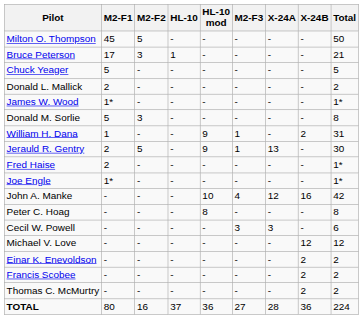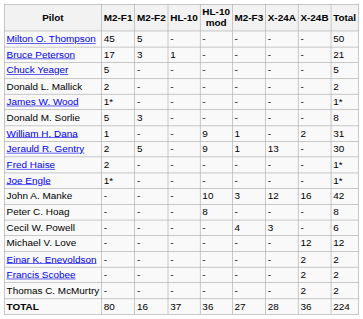(237, 196) 4 -> (237, 196) 3
(237, 228) 3 -> (237, 228) 4
